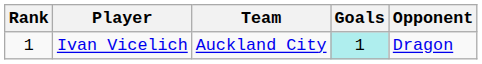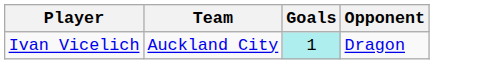- column: (29, 18)
